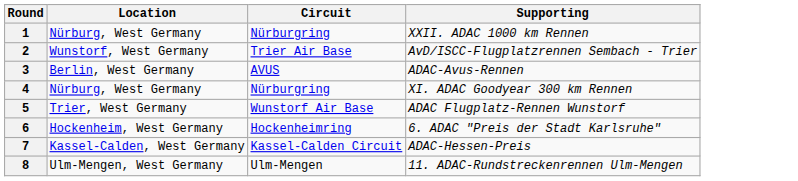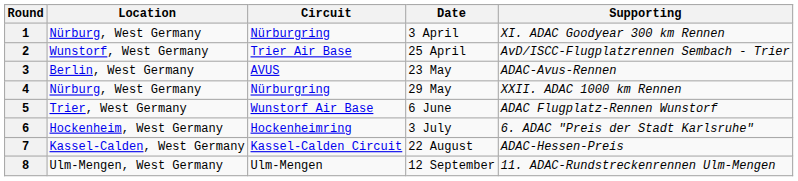+ column: (452, 14)
(498, 33) XXII. ADAC 1000 km Rennen -> (613, 33) XI. ADAC Goodyear 300 km Rennen
(520, 90) XI. ADAC Goodyear 300 km Rennen -> (591, 90) XXII. ADAC 1000 km Rennen
